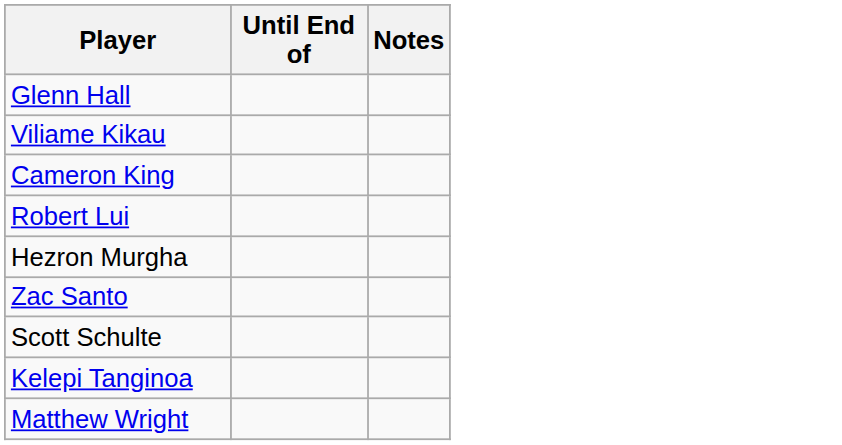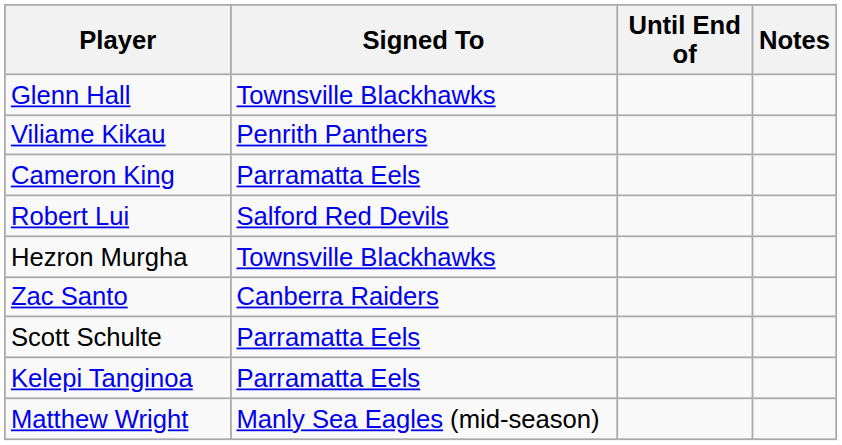+ column: (423, 40)
